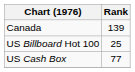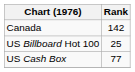(116, 28) 139 -> (116, 28) 142
